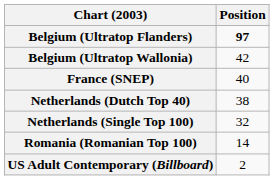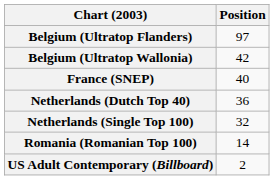(243, 36) bold -> (243, 36) normal
(243, 100) 38 -> (243, 100) 36
